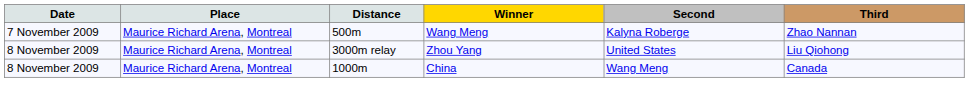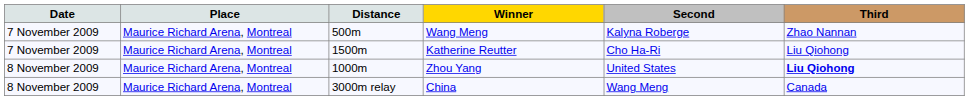+ row: (471, 50)
(364, 50) 3000m relay -> (350, 68) 1000m
(818, 50) normal -> (821, 68) bold
(350, 68) 1000m -> (364, 86) 3000m relay
